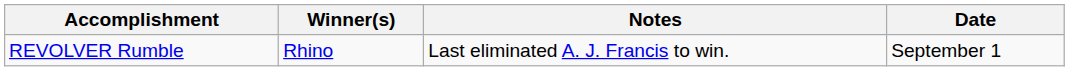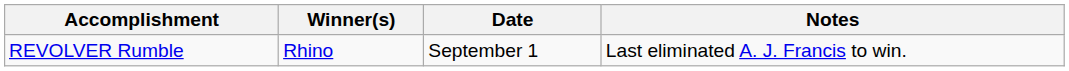columns swapped: (975, 19) <-> (655, 19)
